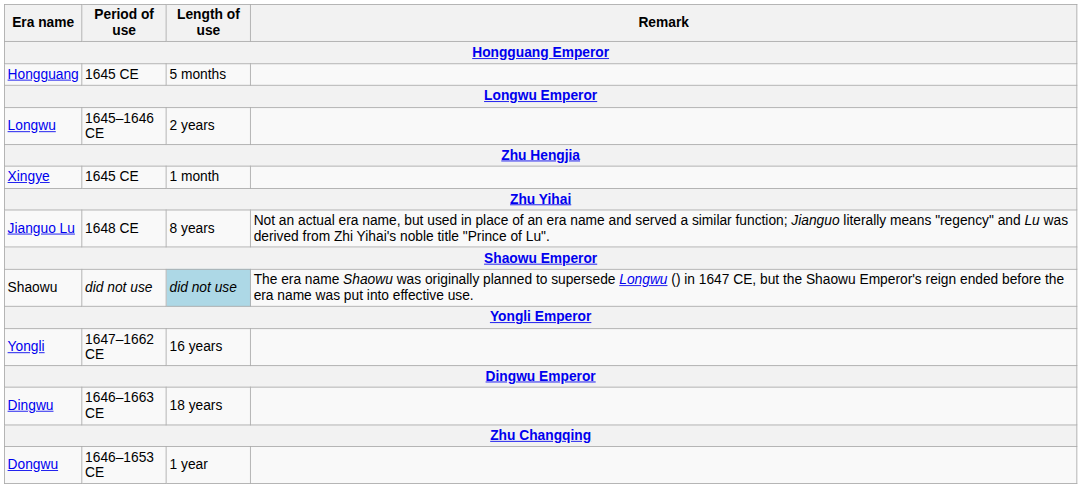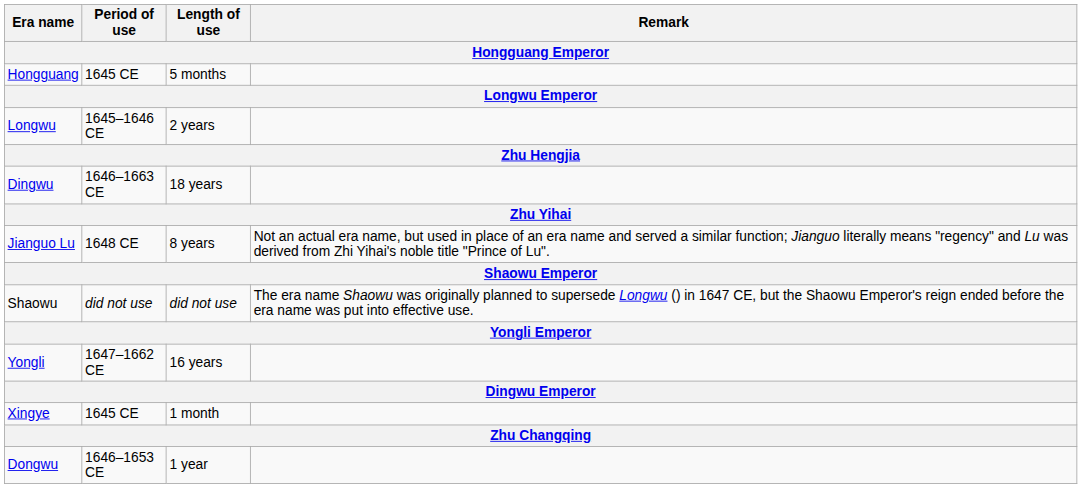rows swapped: (29, 177) <-> (31, 406)
(203, 287) lightblue background -> (203, 303) no background
